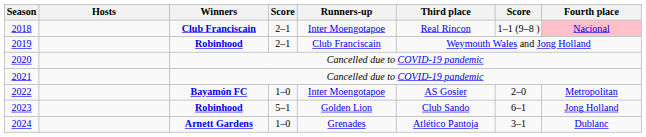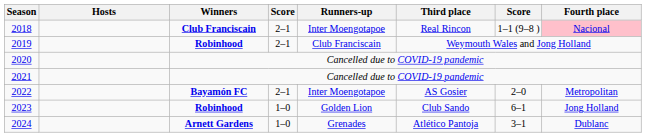(283, 92) 1–0 -> (283, 92) 2–1
(283, 108) 5–1 -> (283, 108) 1–0
